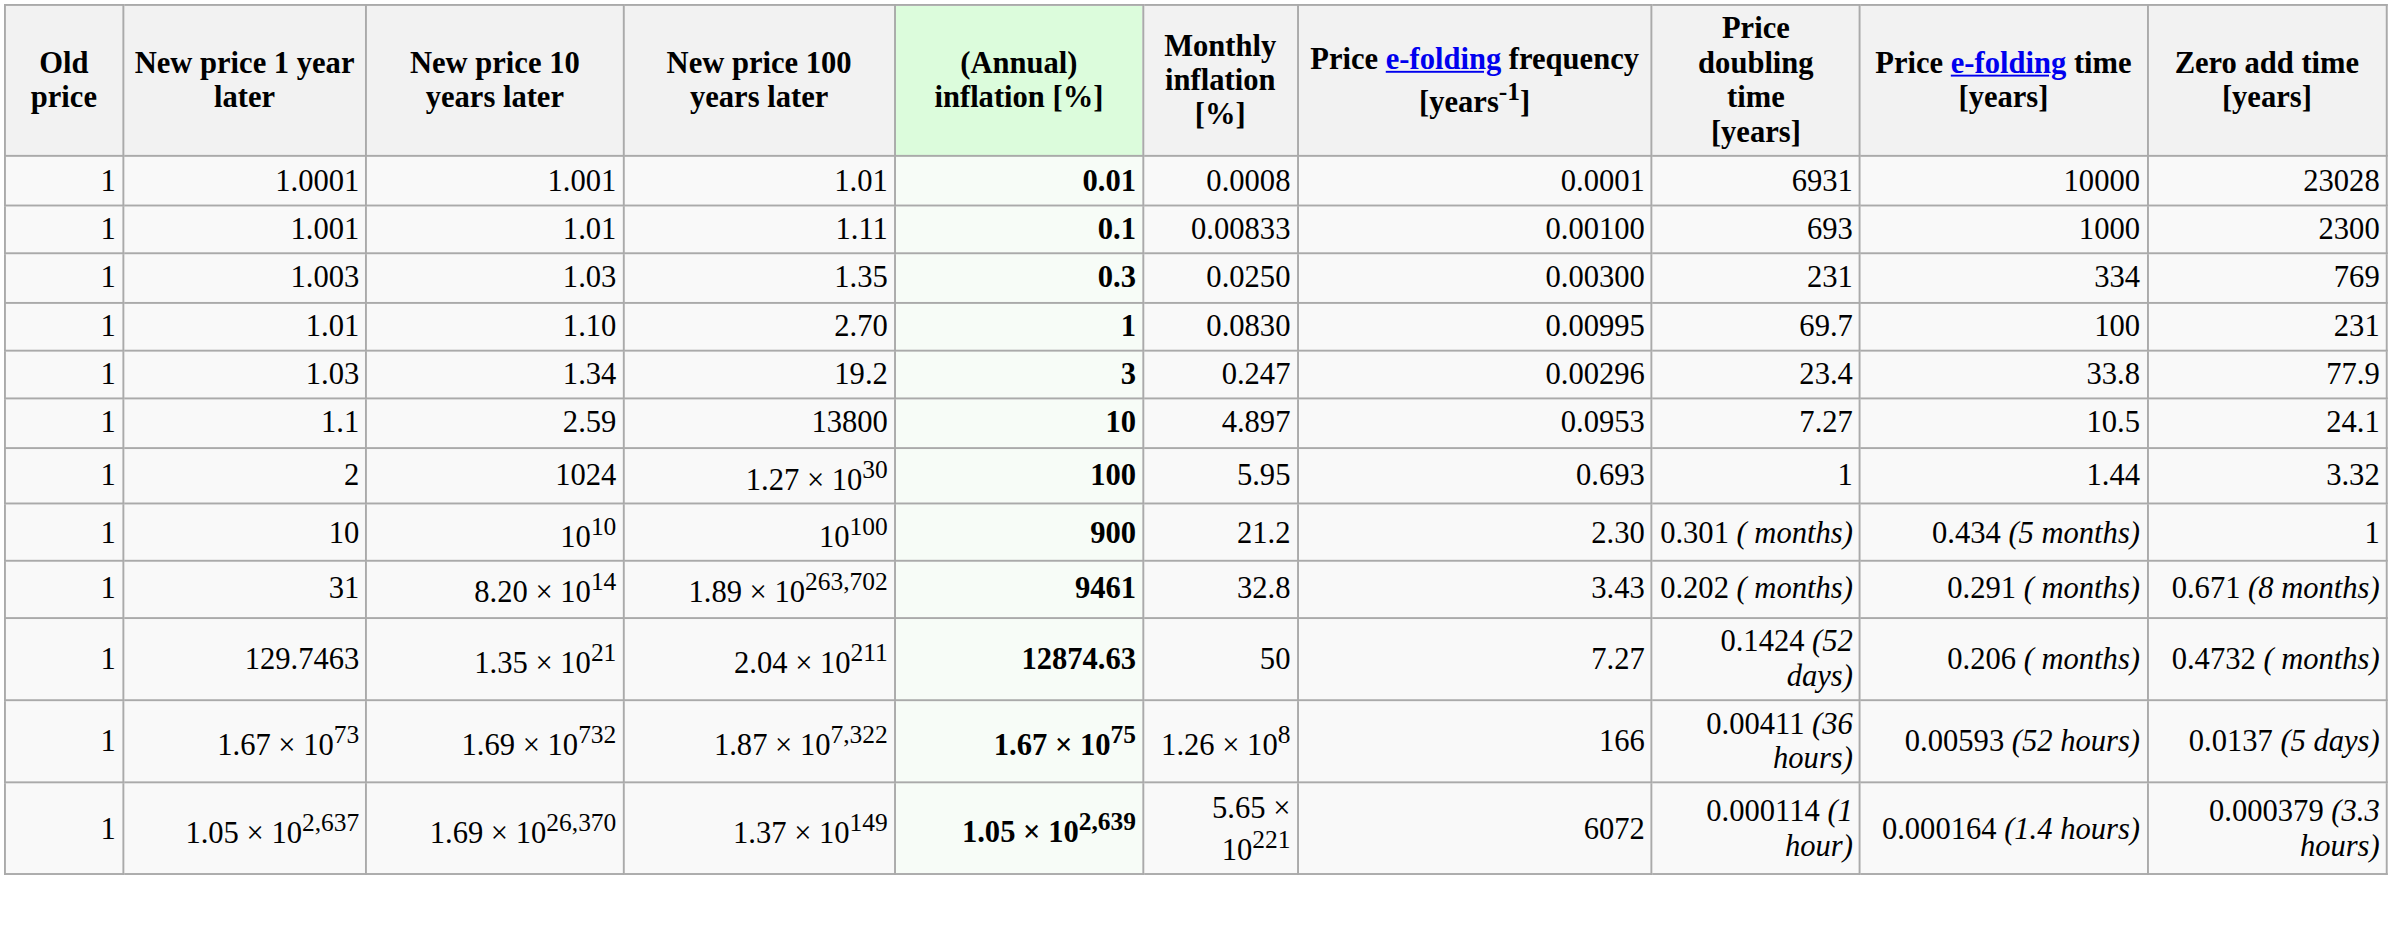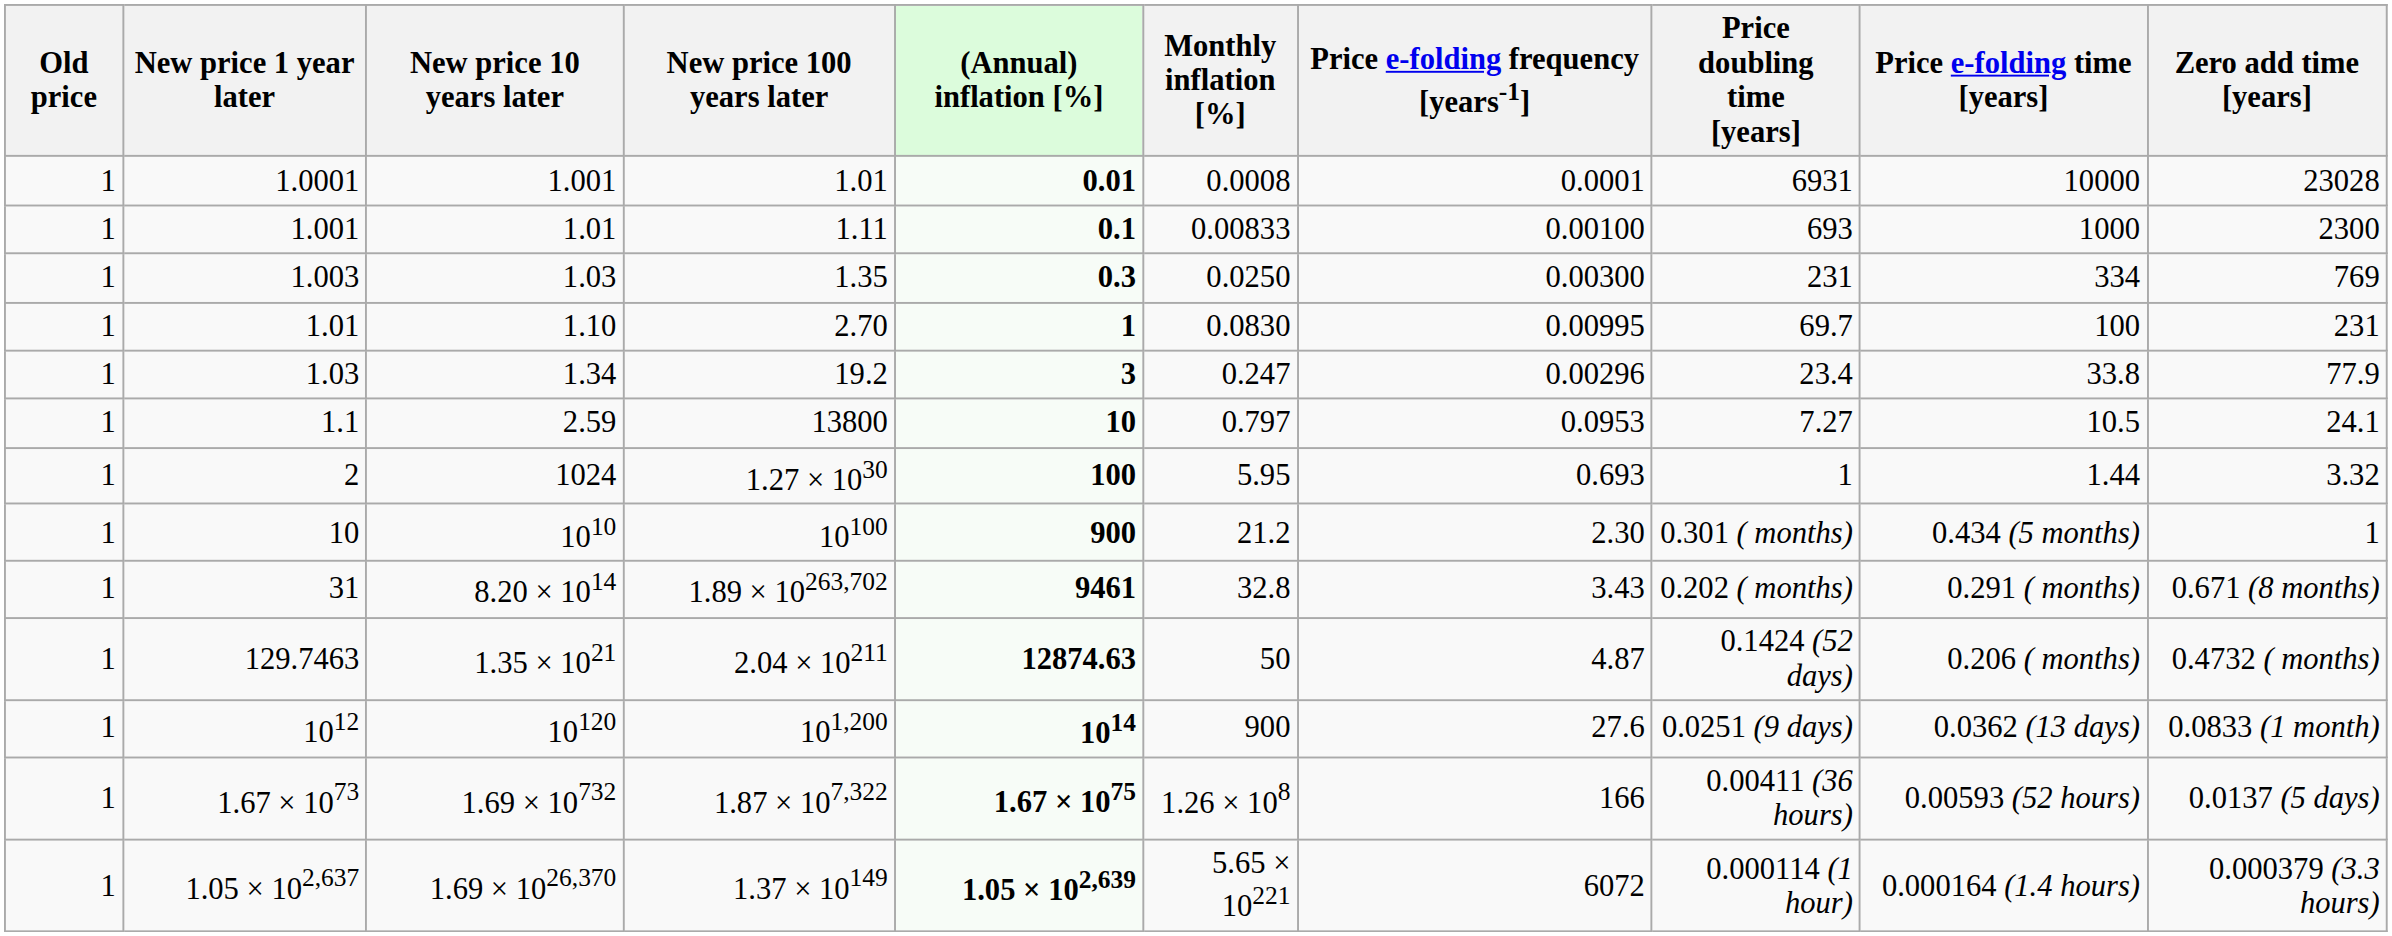(1256, 422) 4.897 -> (1256, 422) 0.797
(1618, 658) 7.27 -> (1618, 658) 4.87
+ row: (331, 728)
